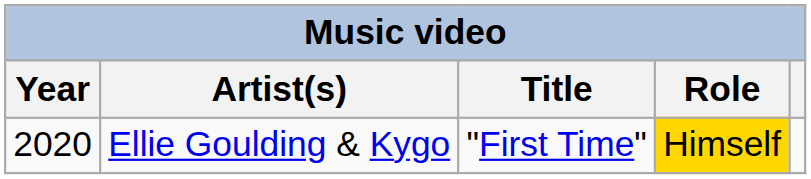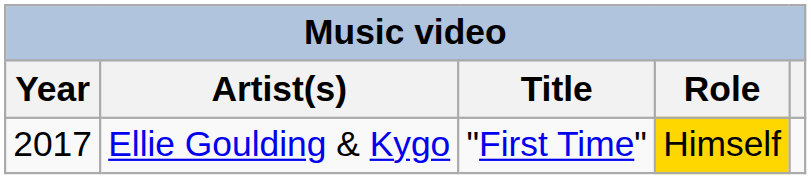(53, 144) 2020 -> (53, 144) 2017
